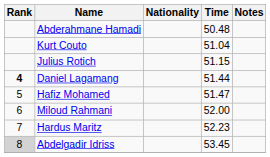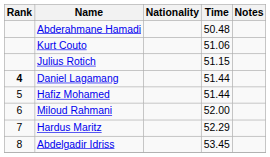(217, 45) 51.04 -> (217, 45) 51.06
(217, 95) 51.47 -> (217, 95) 51.44
(217, 128) 52.23 -> (217, 128) 52.29
(19, 144) lightgrey background -> (19, 144) no background
